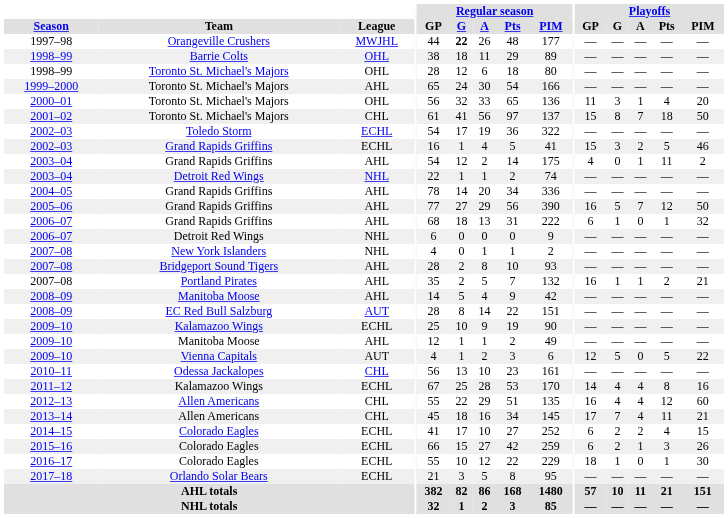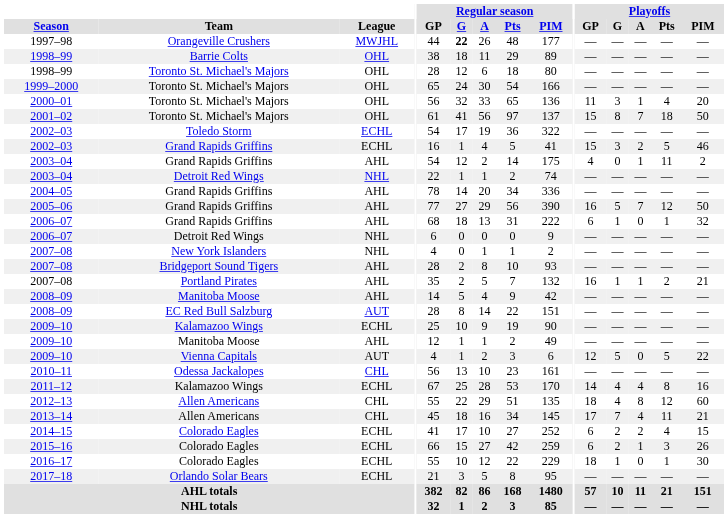(377, 86) AHL -> (377, 86) OHL
(377, 116) CHL -> (377, 116) OHL
(591, 401) 16 -> (591, 401) 18
(640, 401) 4 -> (640, 401) 8
